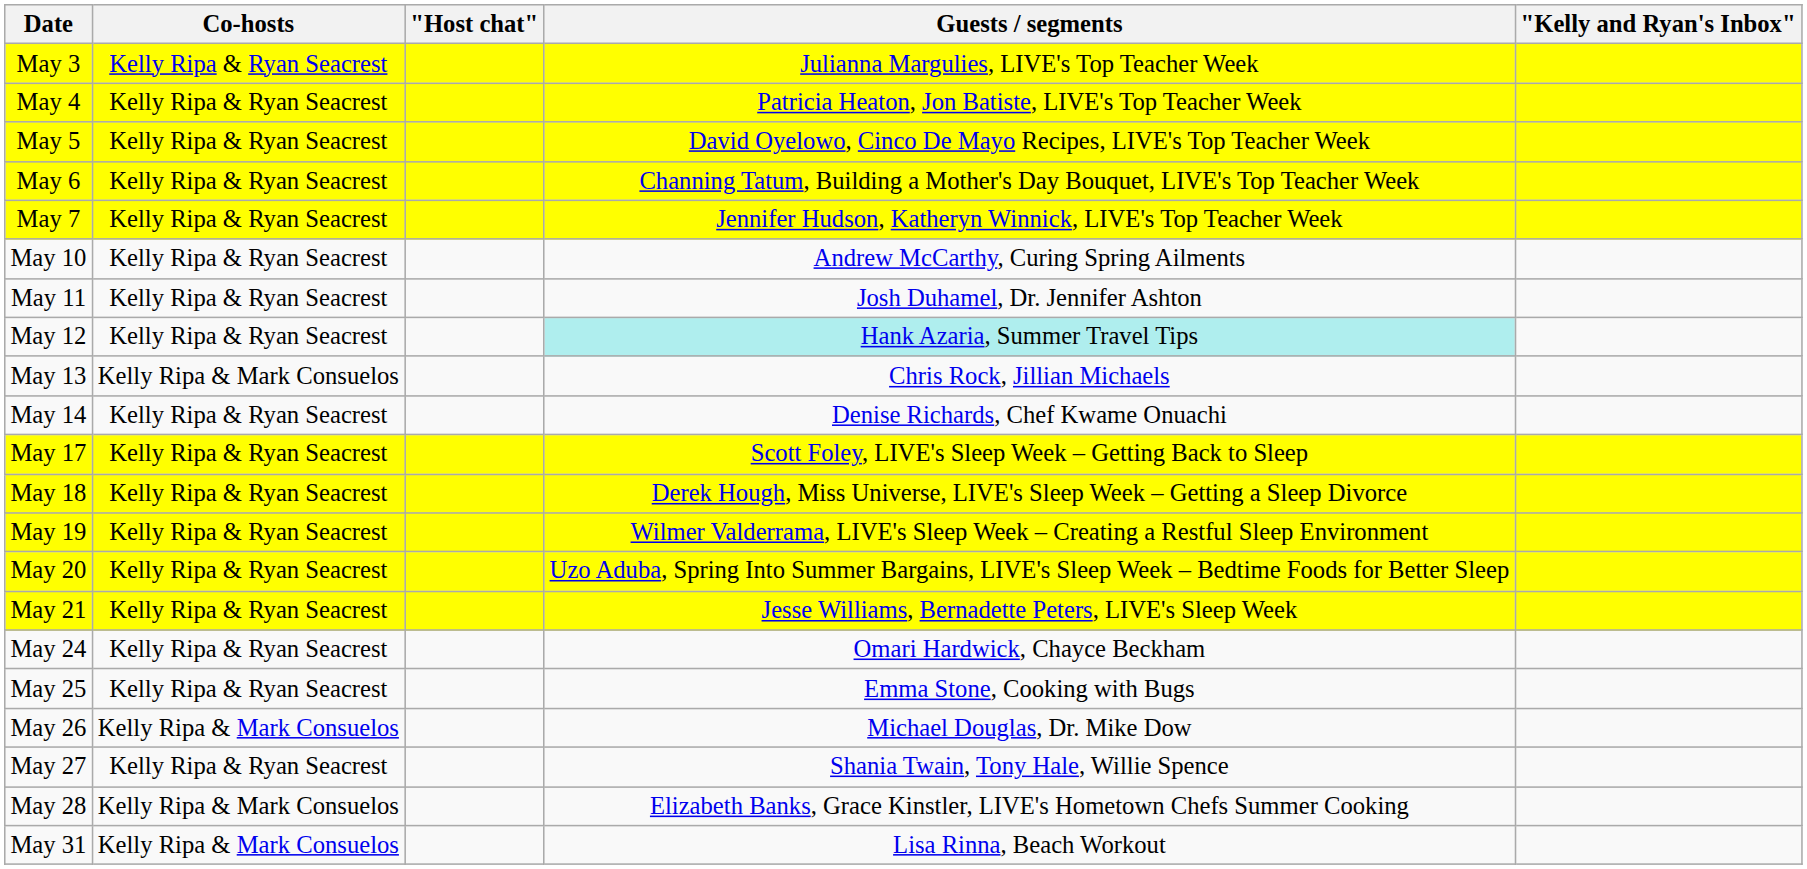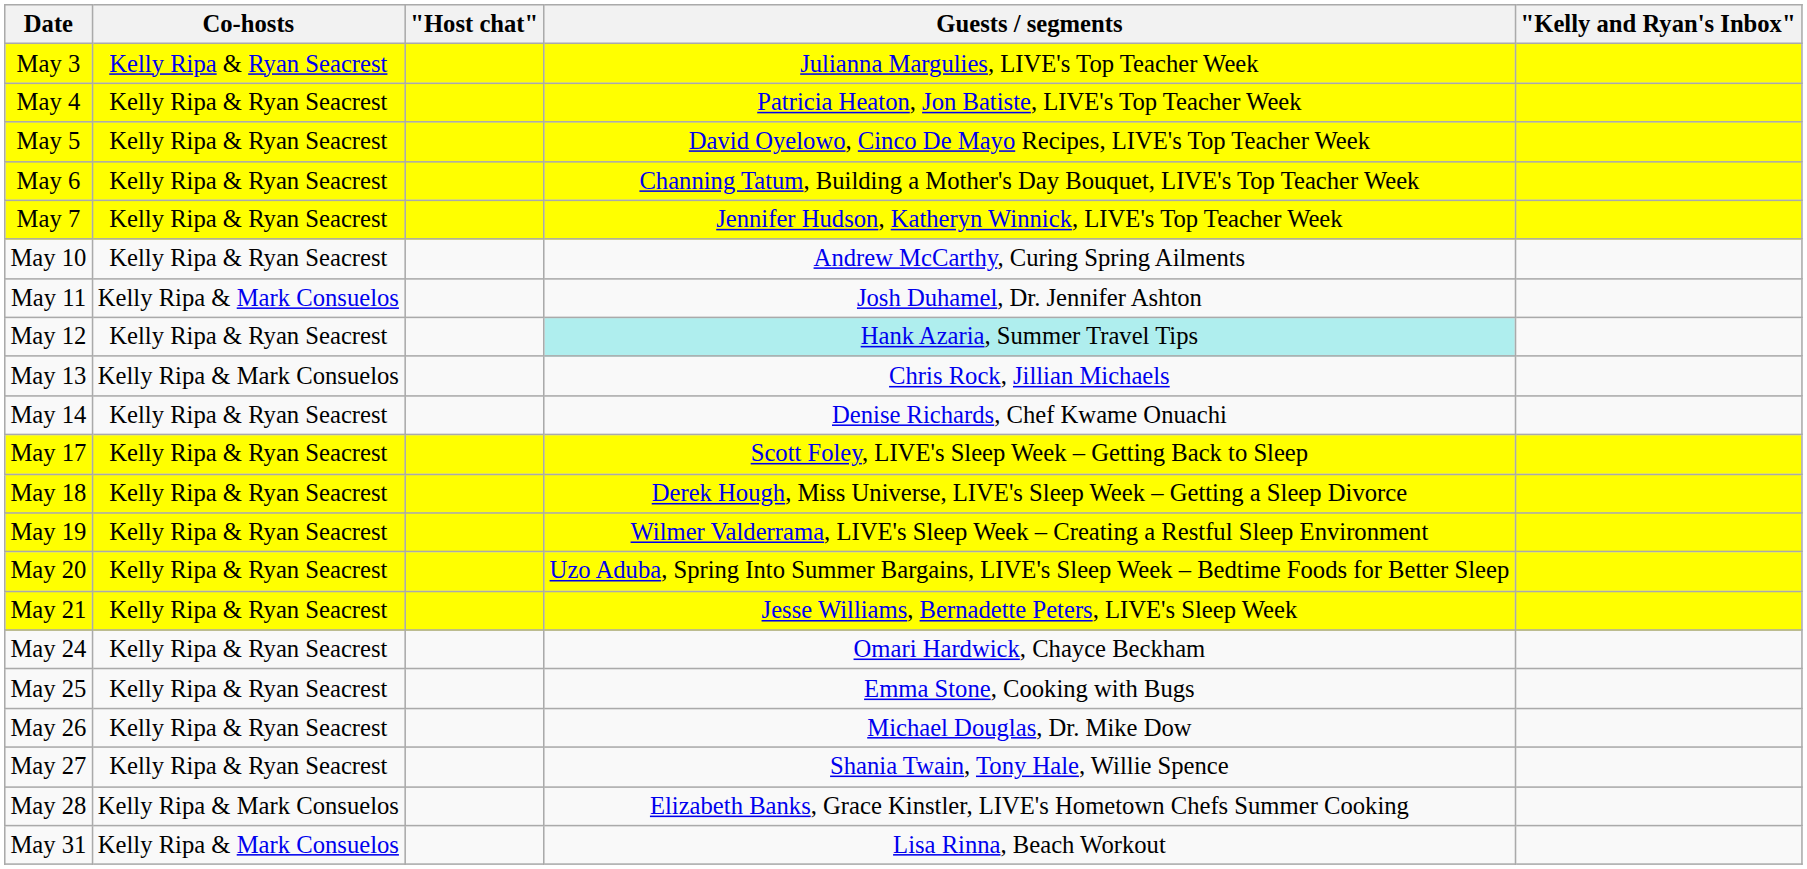(248, 297) Kelly Ripa & Ryan Seacrest -> (248, 297) Kelly Ripa & Mark Consuelos
(248, 727) Kelly Ripa & Mark Consuelos -> (248, 727) Kelly Ripa & Ryan Seacrest
